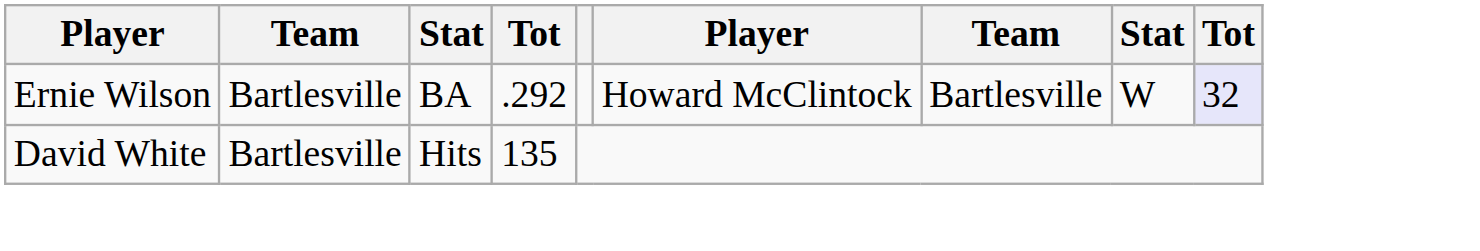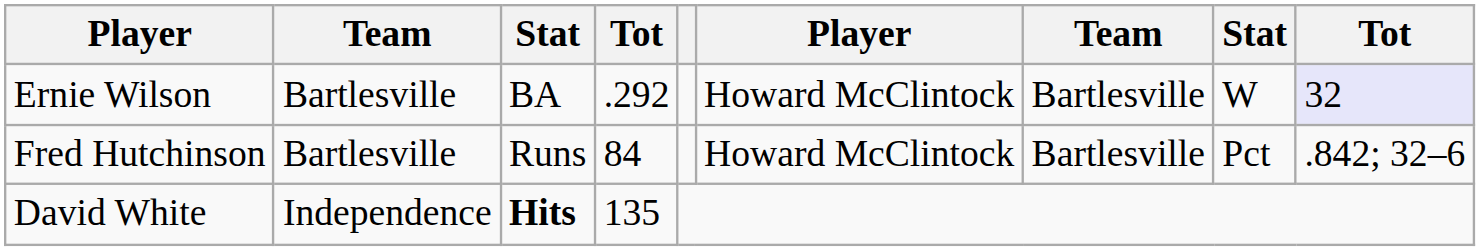+ row: (140, 153)
(315, 153) Bartlesville -> (387, 213) Independence
(450, 153) normal -> (542, 213) bold
